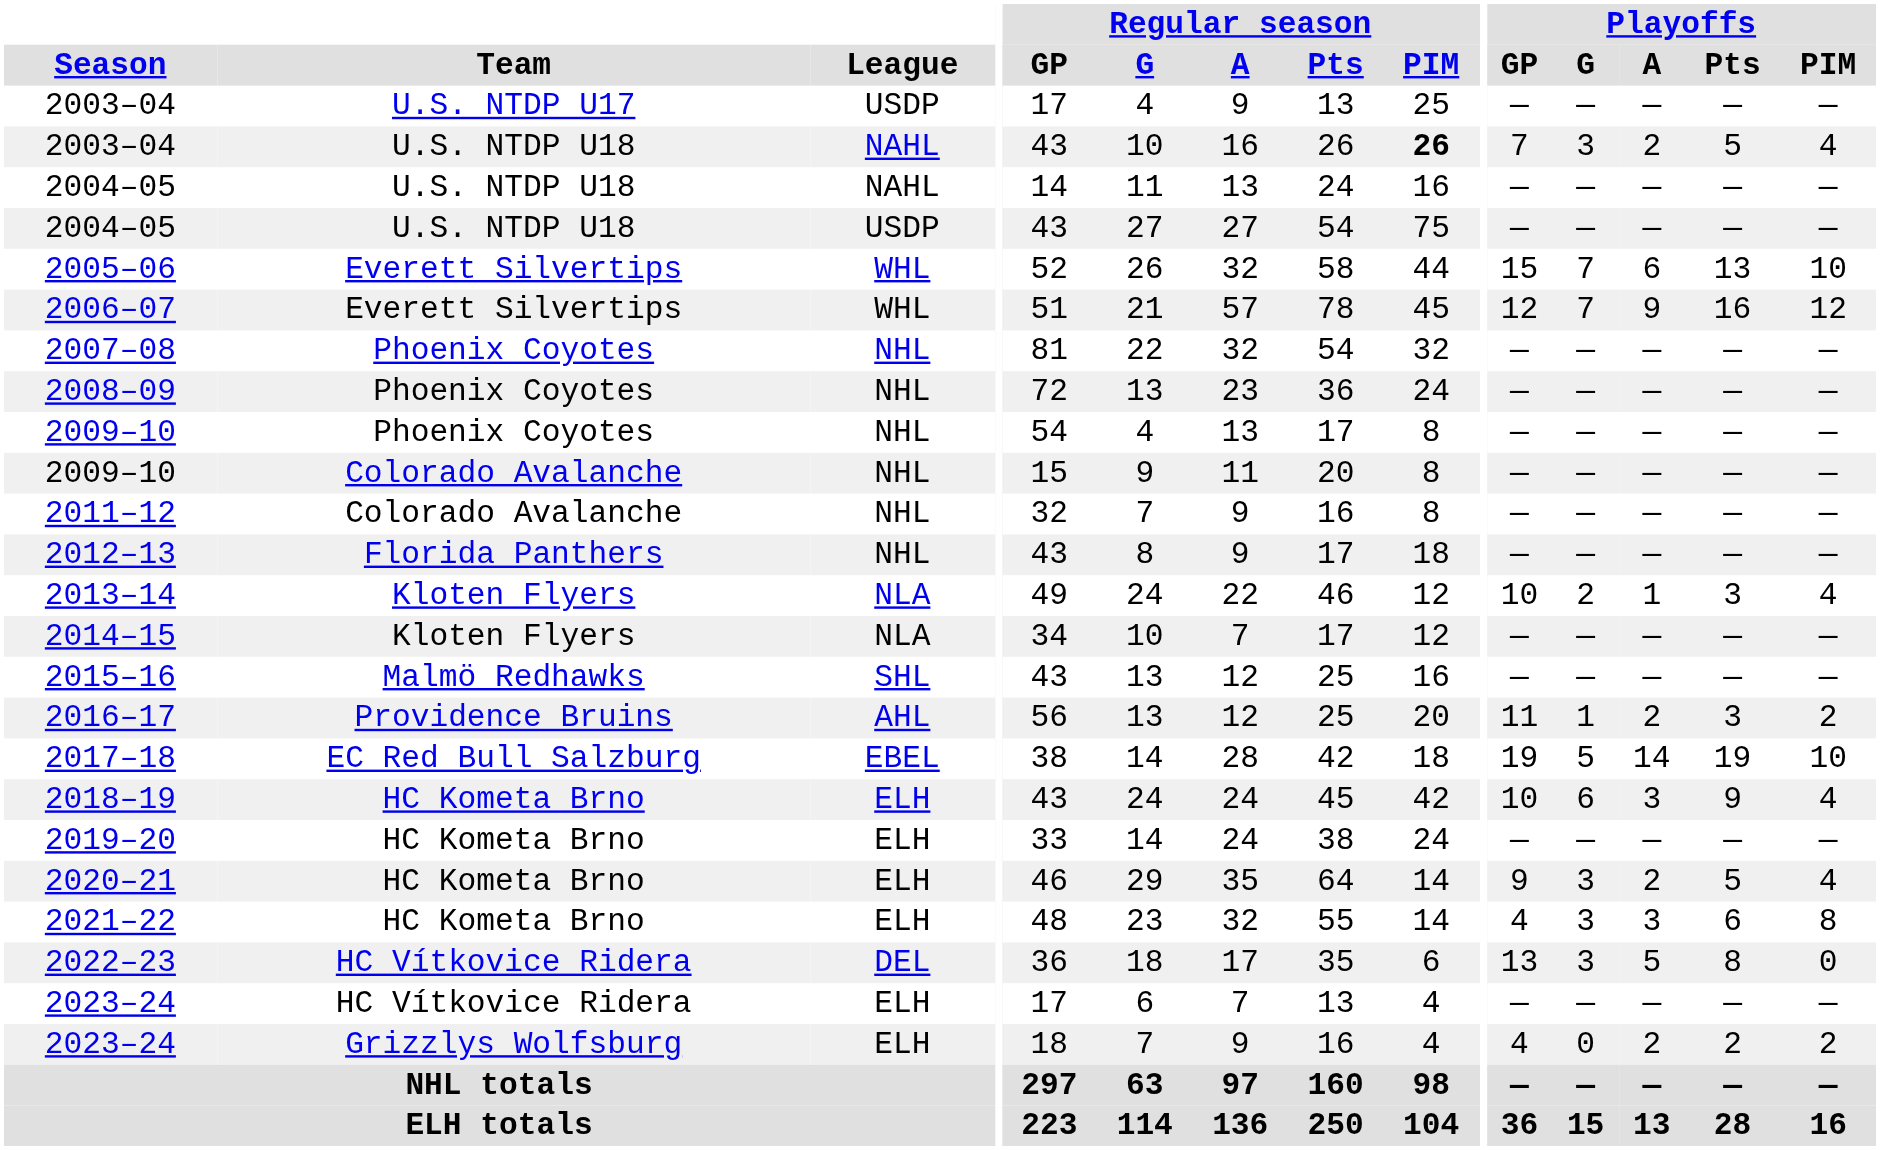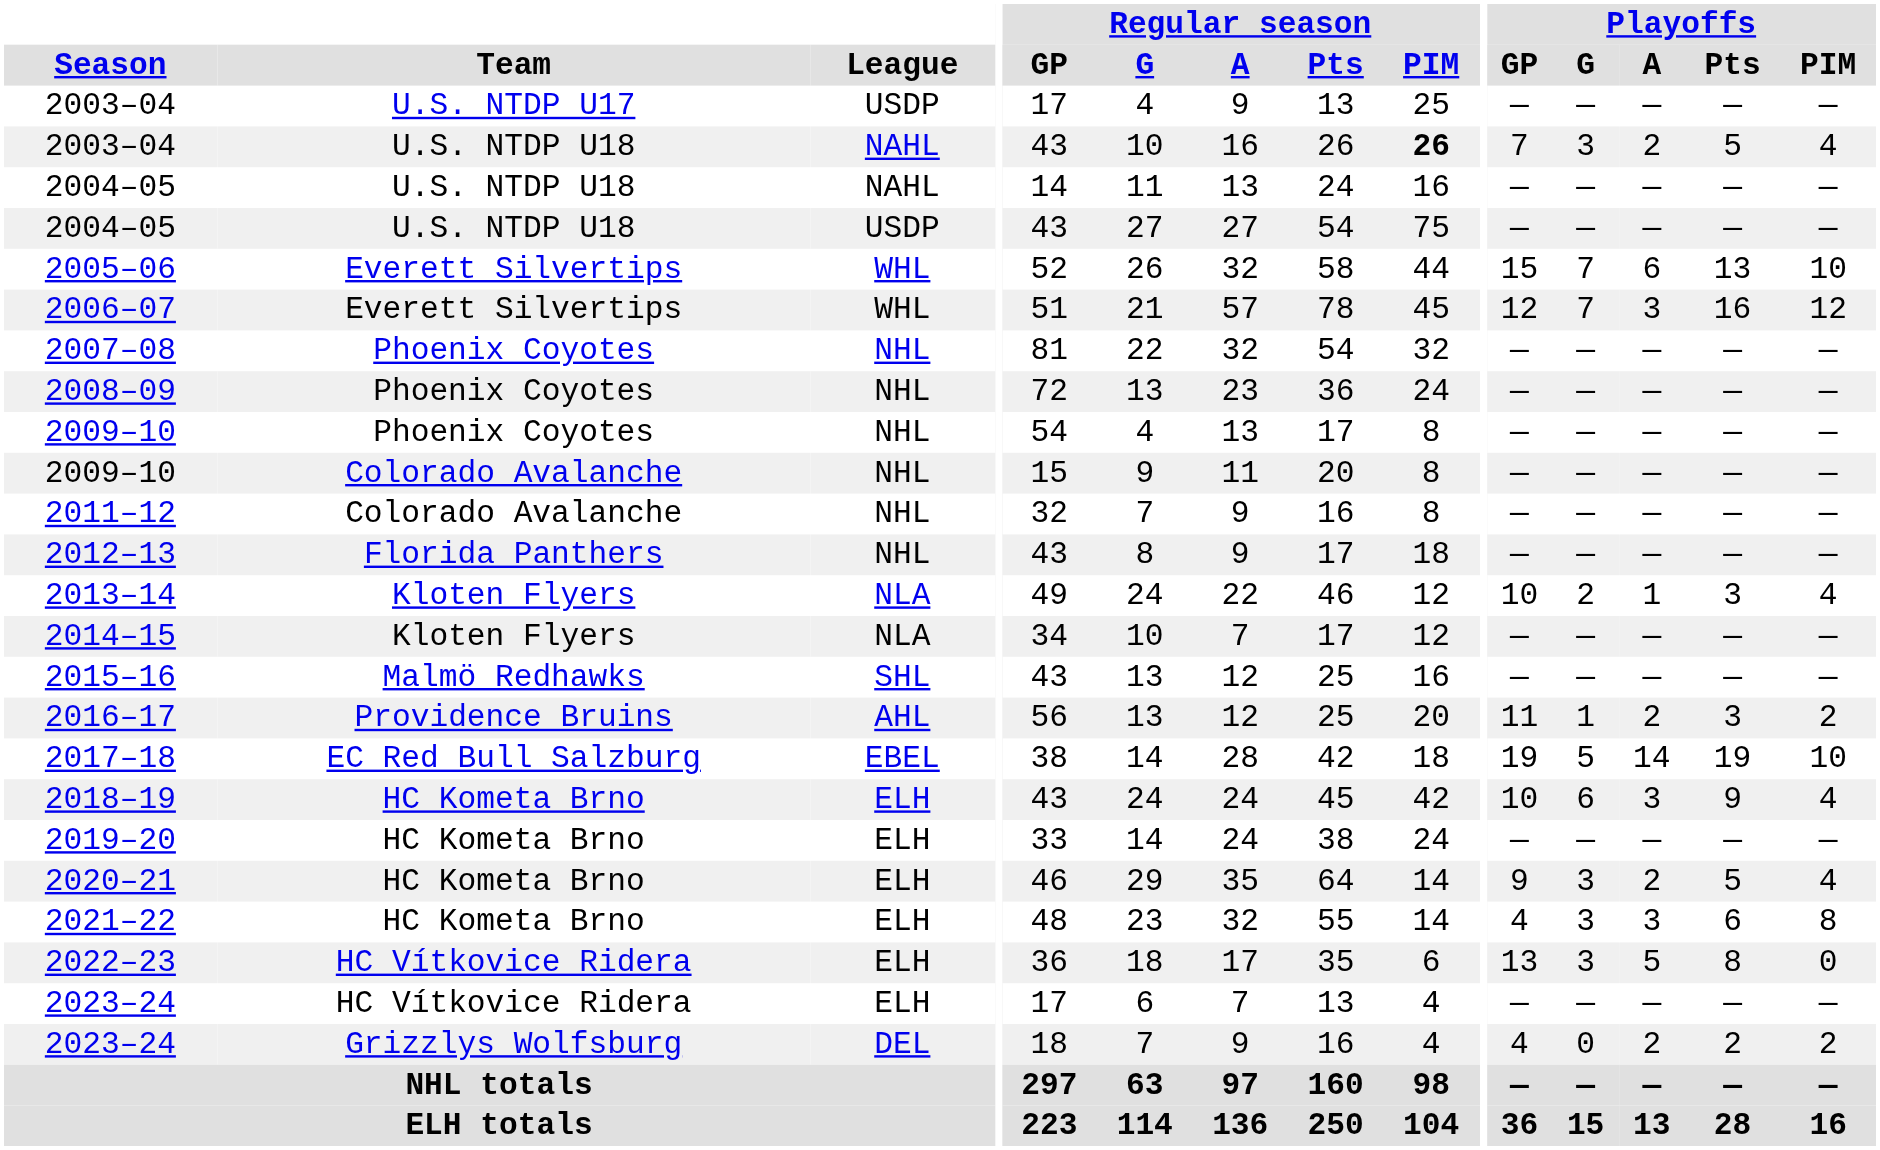(1652, 310) 9 -> (1652, 310) 3
(902, 963) DEL -> (902, 963) ELH
(902, 1044) ELH -> (902, 1044) DEL
